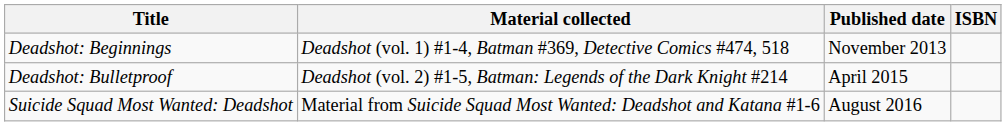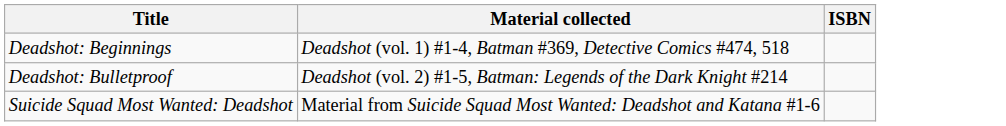- column: (887, 18)
